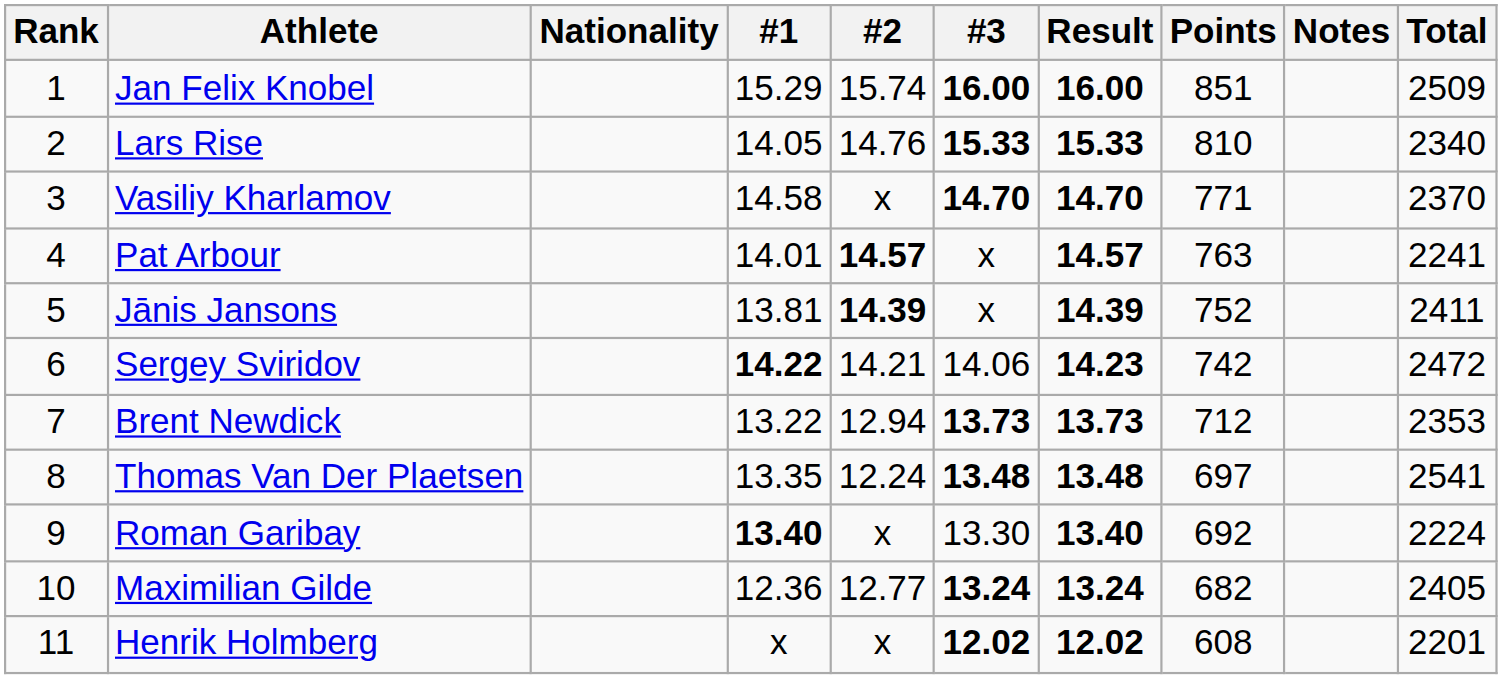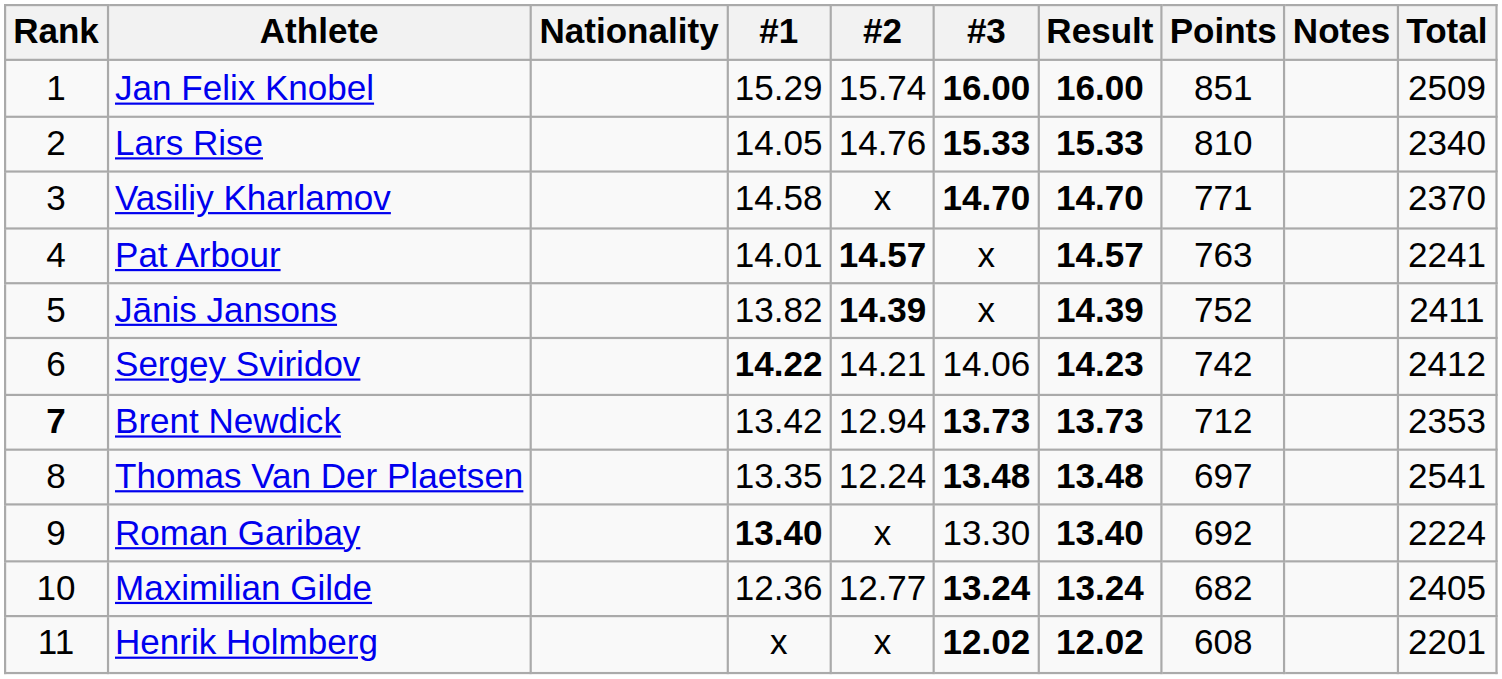(779, 310) 13.81 -> (779, 310) 13.82
(1447, 365) 2472 -> (1447, 365) 2412
(56, 421) normal -> (56, 421) bold
(779, 421) 13.22 -> (779, 421) 13.42
